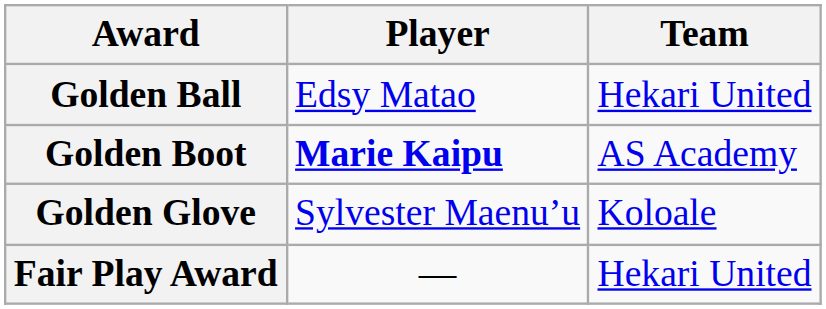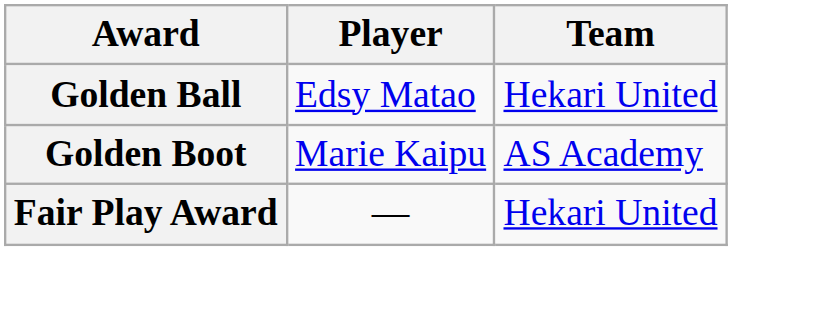(399, 153) bold -> (391, 153) normal
- row: (146, 213)
